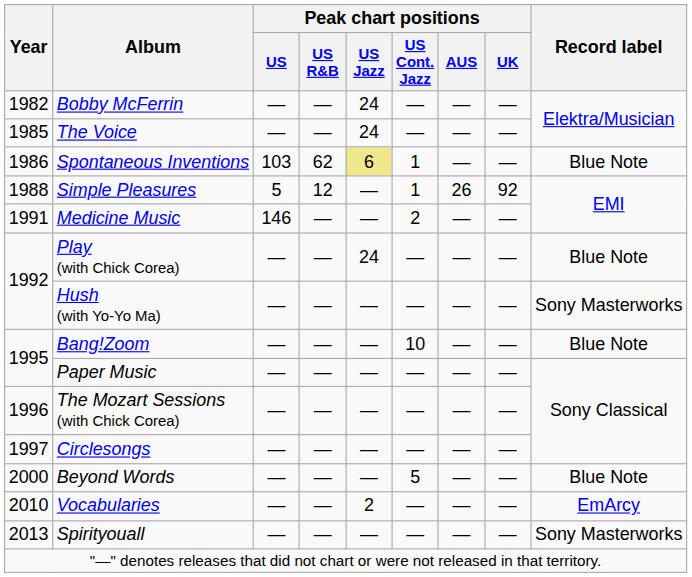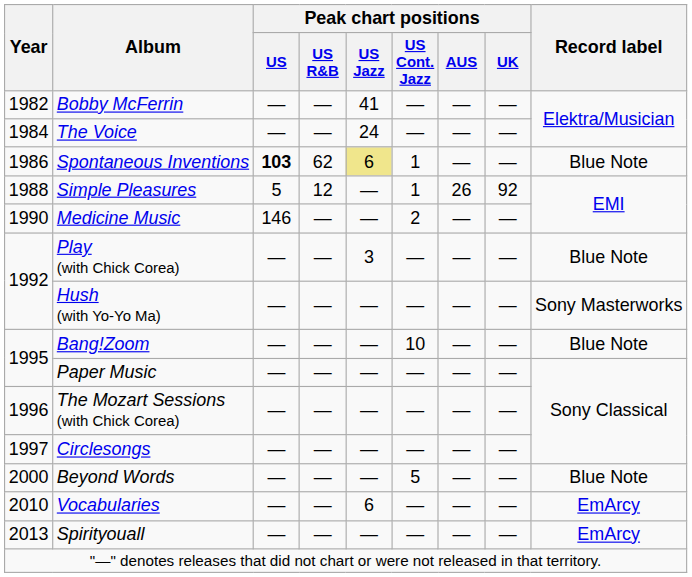(369, 104) 24 -> (369, 104) 41
(29, 133) 1985 -> (29, 133) 1984
(276, 161) normal -> (276, 161) bold
(29, 218) 1991 -> (29, 218) 1990
(369, 256) 24 -> (369, 256) 3
(369, 506) 2 -> (369, 506) 6
(609, 534) Sony Masterworks -> (609, 534) EmArcy
